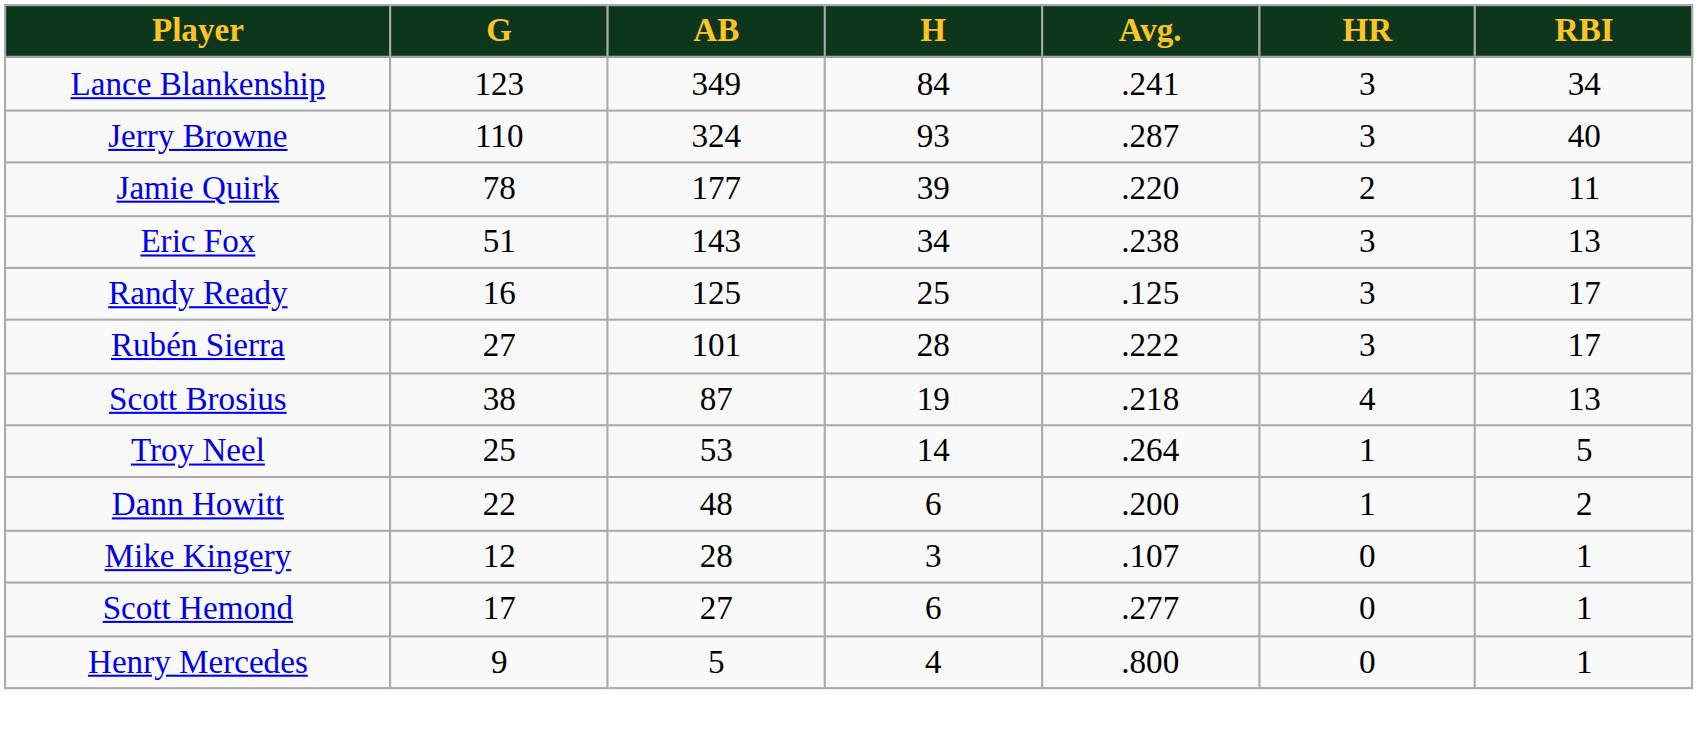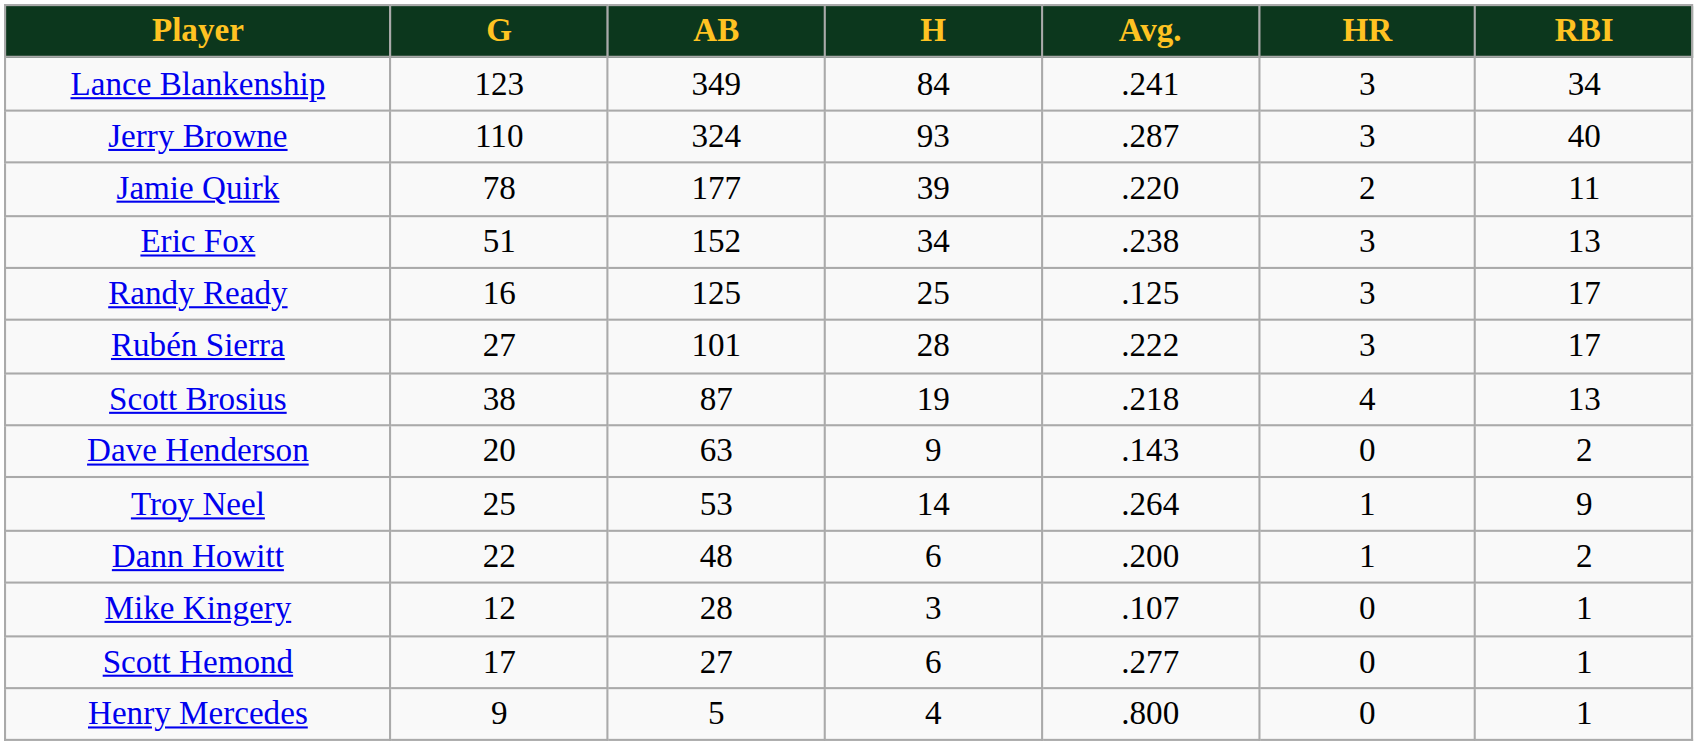(716, 240) 143 -> (716, 240) 152
+ row: (198, 450)
(1584, 450) 5 -> (1584, 503) 9
